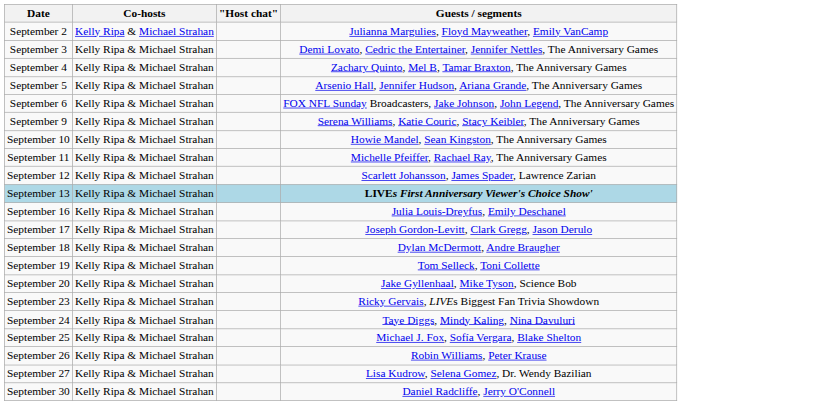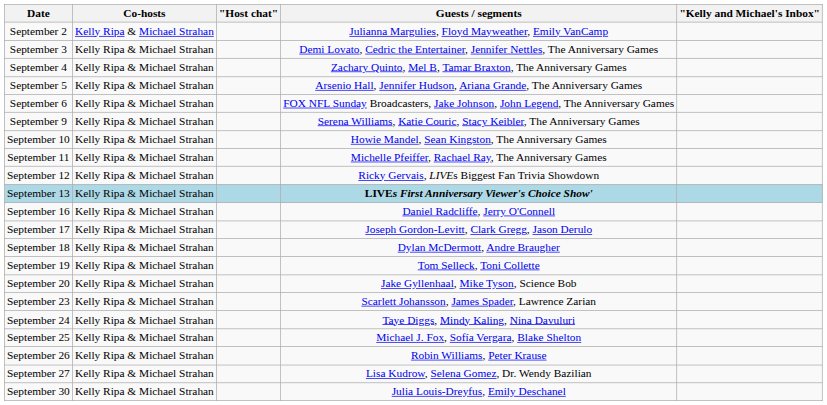+ column: (750, 13)
(479, 175) Scarlett Johansson, James Spader, Lawrence Zarian -> (479, 175) Ricky Gervais, LIVEs Biggest Fan Trivia Showdown
(479, 211) Julia Louis-Dreyfus, Emily Deschanel -> (479, 211) Daniel Radcliffe, Jerry O'Connell
(479, 301) Ricky Gervais, LIVEs Biggest Fan Trivia Showdown -> (479, 301) Scarlett Johansson, James Spader, Lawrence Zarian
(479, 391) Daniel Radcliffe, Jerry O'Connell -> (479, 391) Julia Louis-Dreyfus, Emily Deschanel
